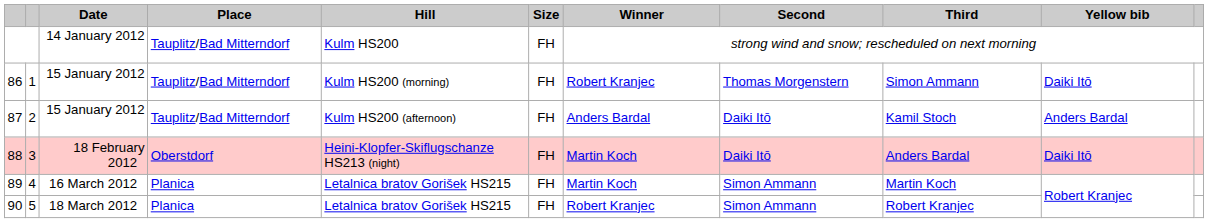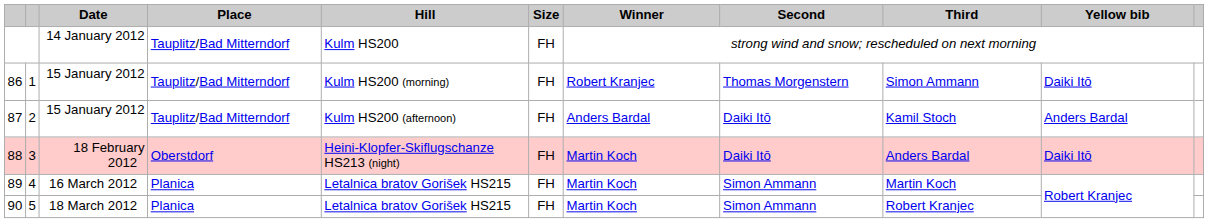(611, 206) Robert Kranjec -> (602, 206) Martin Koch
